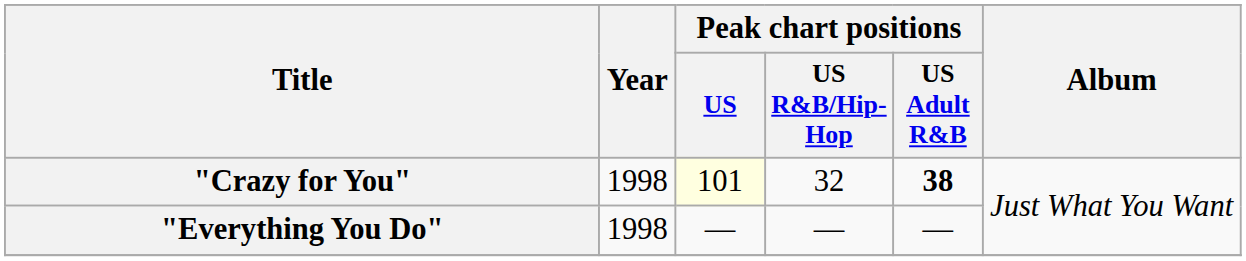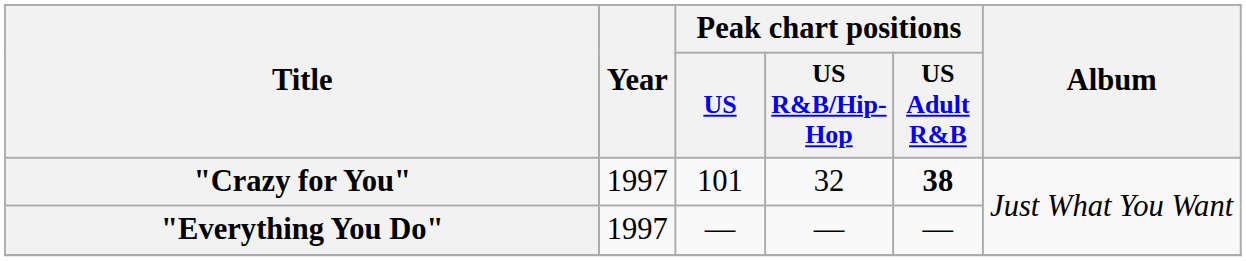(637, 181) 1998 -> (637, 181) 1997
(720, 181) lightyellow background -> (720, 181) no background
(637, 229) 1998 -> (637, 229) 1997
